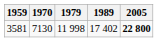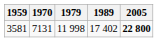(42, 28) 7130 -> (42, 28) 7131
